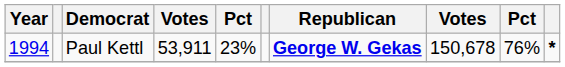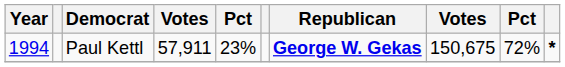(185, 48) 53,911 -> (185, 48) 57,911
(463, 48) 150,678 -> (463, 48) 150,675
(522, 48) 76% -> (522, 48) 72%
